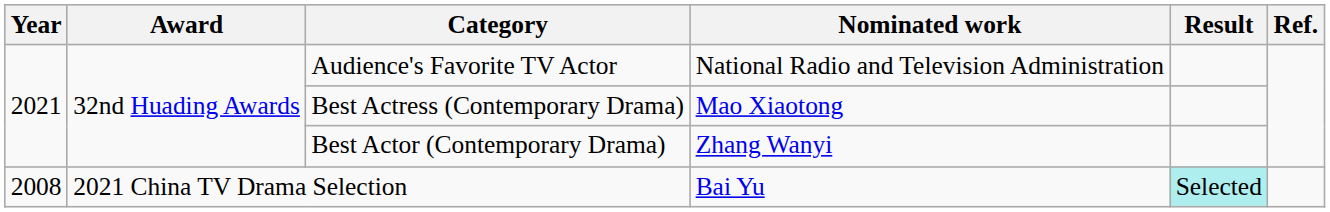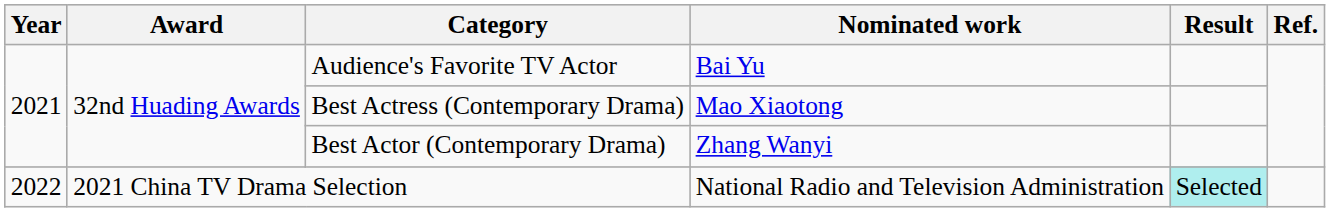(930, 65) National Radio and Television Administration -> (730, 65) Bai Yu
(36, 186) 2008 -> (36, 186) 2022
(730, 186) Bai Yu -> (930, 186) National Radio and Television Administration
